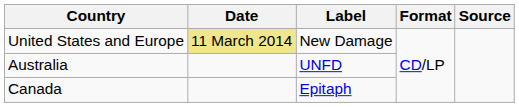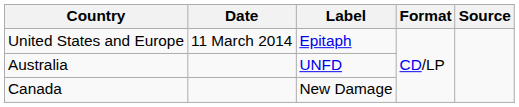(242, 41) khaki background -> (242, 41) no background
(346, 41) New Damage -> (325, 41) Epitaph
(325, 89) Epitaph -> (346, 89) New Damage
